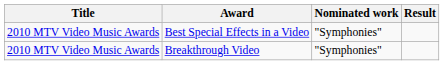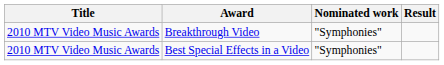rows swapped: (237, 32) <-> (212, 50)
